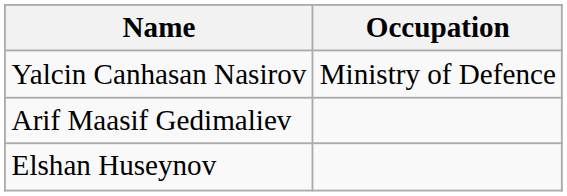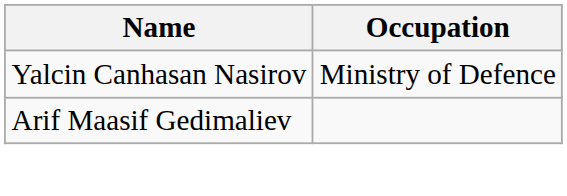- row: (114, 166)
